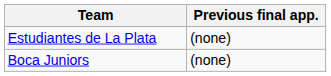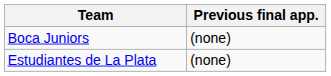rows swapped: (48, 60) <-> (82, 37)
